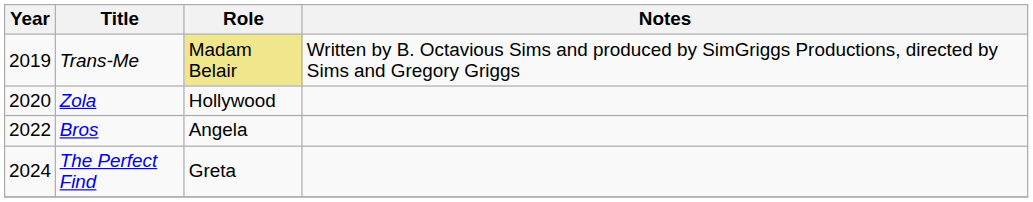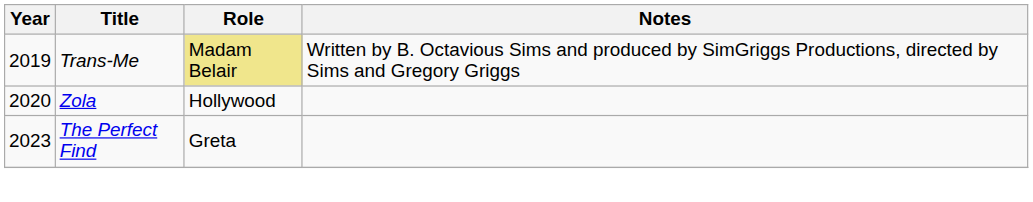- row: (79, 130)
(30, 171) 2024 -> (30, 141) 2023
